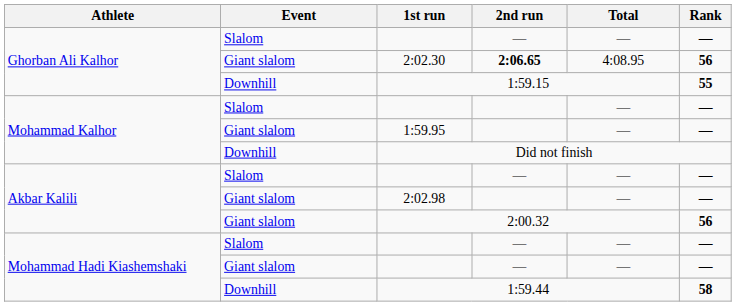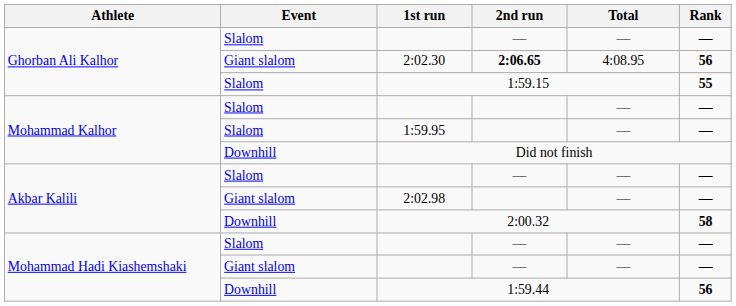(250, 84) Downhill -> (244, 84) Slalom
(260, 130) Giant slalom -> (244, 130) Slalom
(260, 221) Giant slalom -> (250, 221) Downhill
(706, 221) 56 -> (706, 221) 58
(706, 289) 58 -> (706, 289) 56
